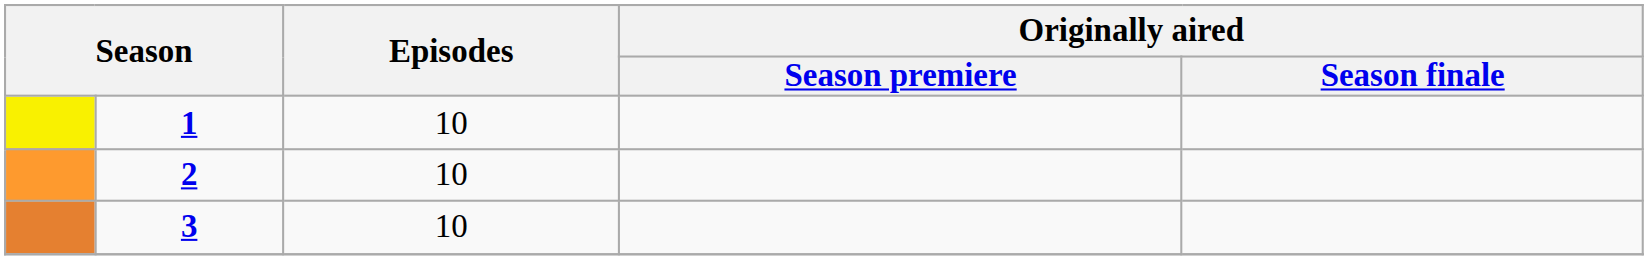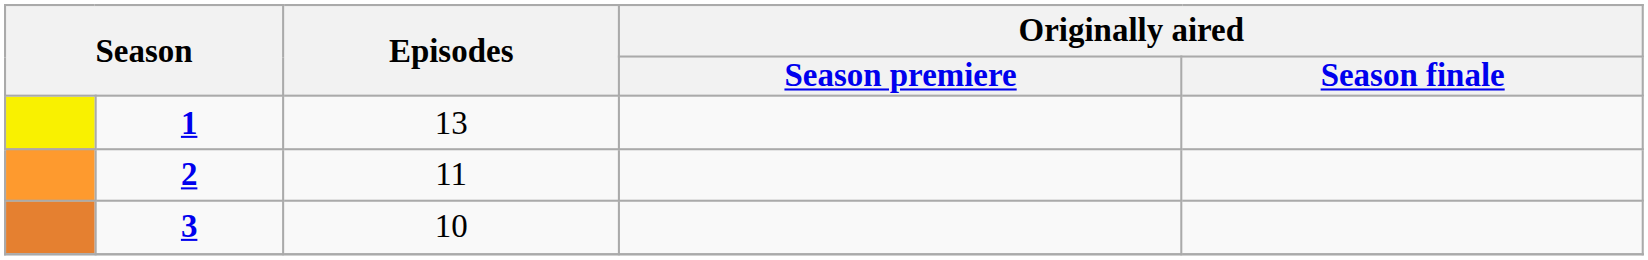(451, 122) 10 -> (451, 122) 13
(451, 174) 10 -> (451, 174) 11
